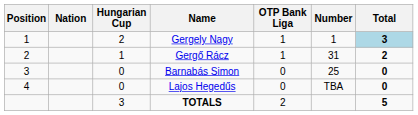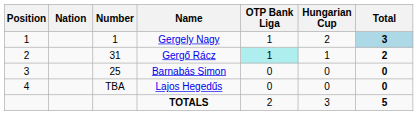columns swapped: (334, 18) <-> (122, 18)
(283, 55) no background -> (270, 55) paleturquoise background
